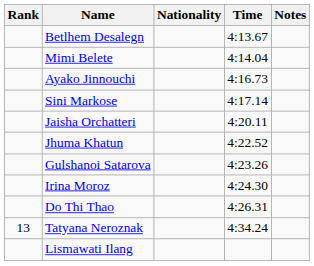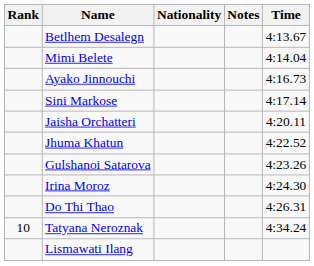columns swapped: (248, 15) <-> (290, 15)
(23, 228) 13 -> (23, 228) 10
